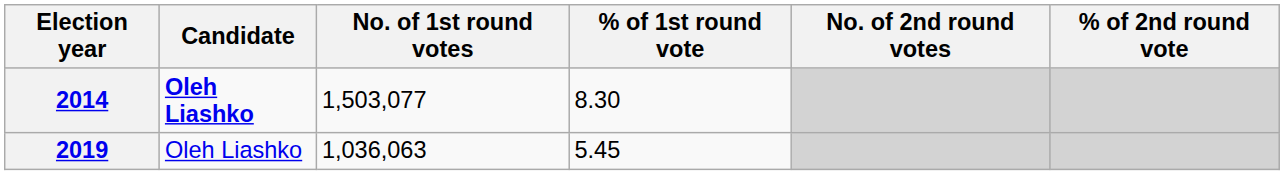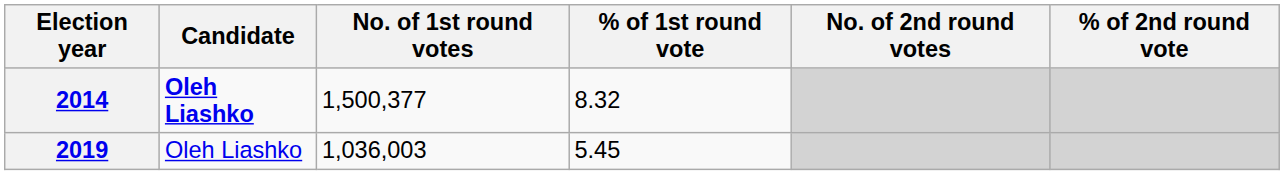(374, 100) 1,503,077 -> (374, 100) 1,500,377
(597, 100) 8.30 -> (597, 100) 8.32
(374, 150) 1,036,063 -> (374, 150) 1,036,003
